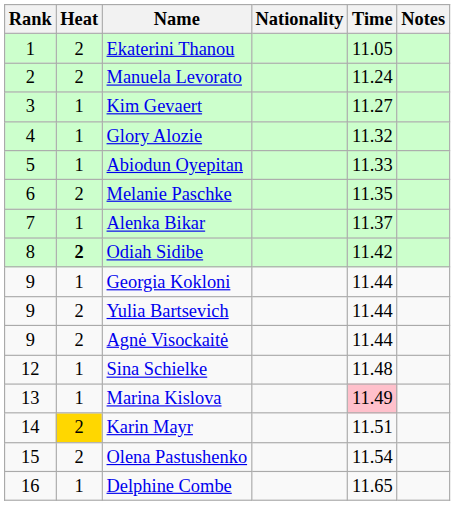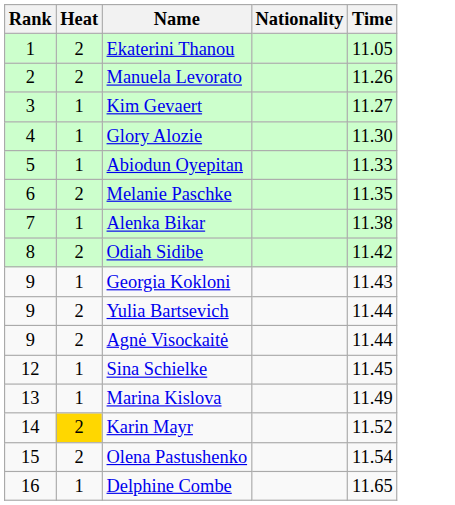- column: (423, 19)
(372, 77) 11.24 -> (372, 77) 11.26
(372, 135) 11.32 -> (372, 135) 11.30
(372, 223) 11.37 -> (372, 223) 11.38
(79, 252) bold -> (79, 252) normal
(372, 281) 11.44 -> (372, 281) 11.43
(372, 369) 11.48 -> (372, 369) 11.45
(372, 398) pink background -> (372, 398) no background
(372, 427) 11.51 -> (372, 427) 11.52
